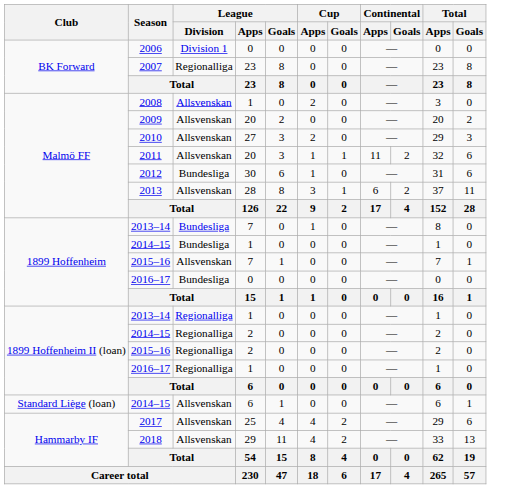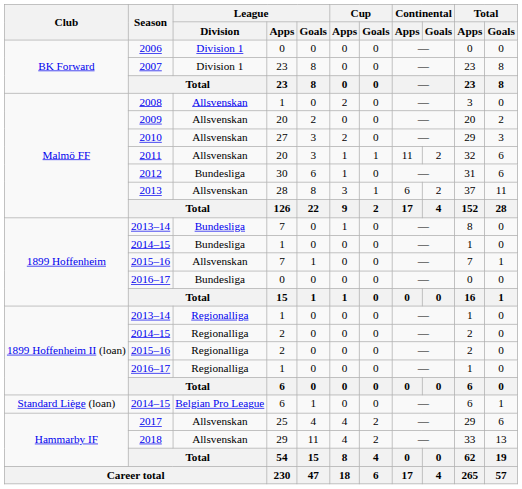(204, 66) Regionalliga -> (220, 66) Division 1
(204, 404) Allsvenskan -> (220, 404) Belgian Pro League
